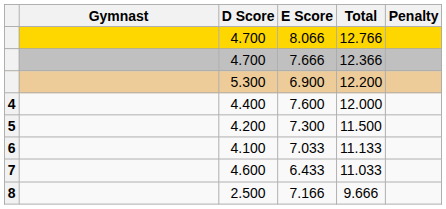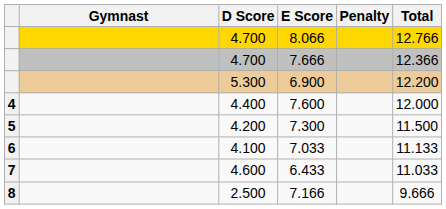columns swapped: (414, 16) <-> (361, 16)
